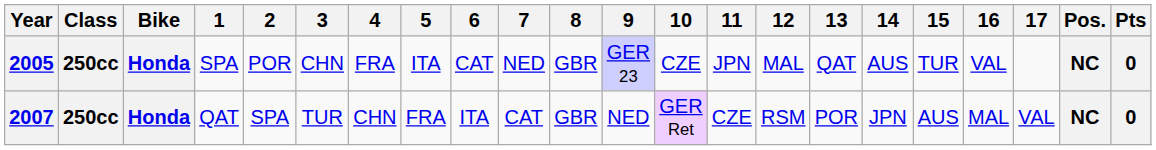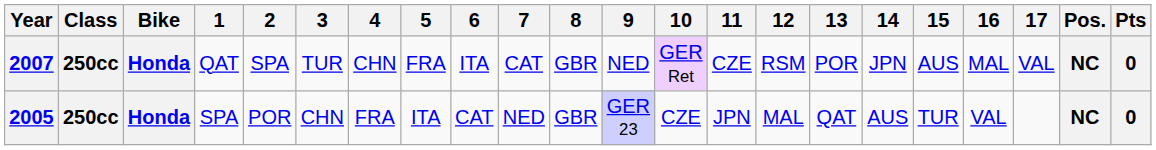rows swapped: (31, 63) <-> (31, 117)
